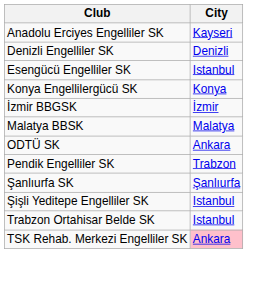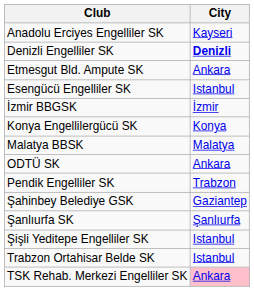(211, 51) normal -> (212, 51) bold
+ row: (75, 70)
rows swapped: (42, 107) <-> (72, 88)
+ row: (70, 201)
